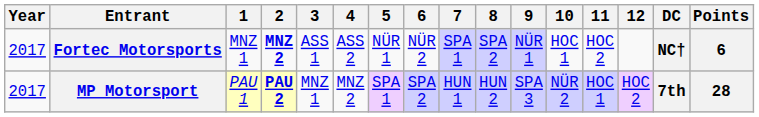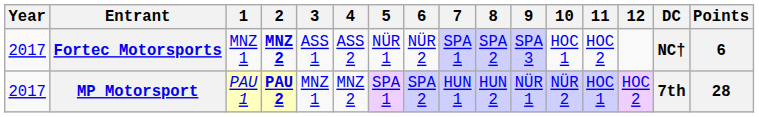(529, 50) NÜR 1 -> (529, 50) SPA 3
(529, 91) SPA 3 -> (529, 91) NÜR 1
